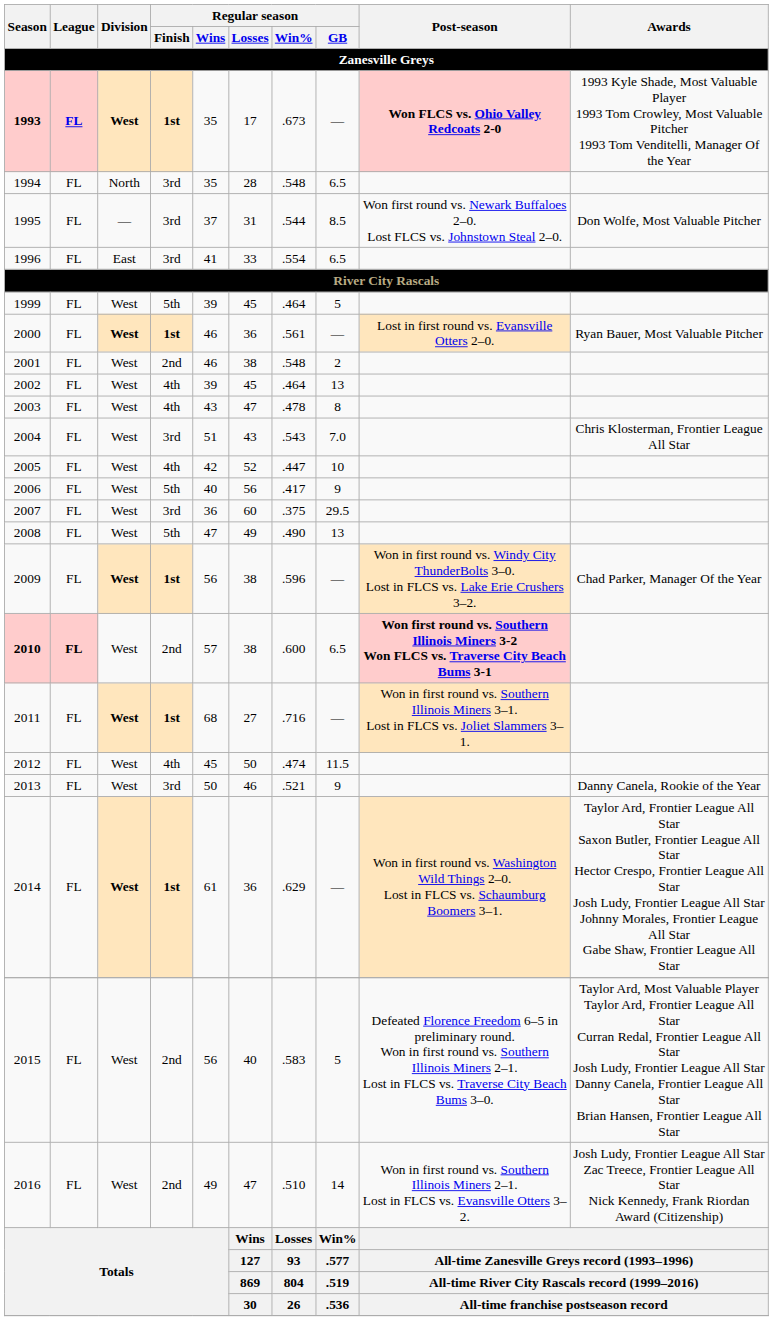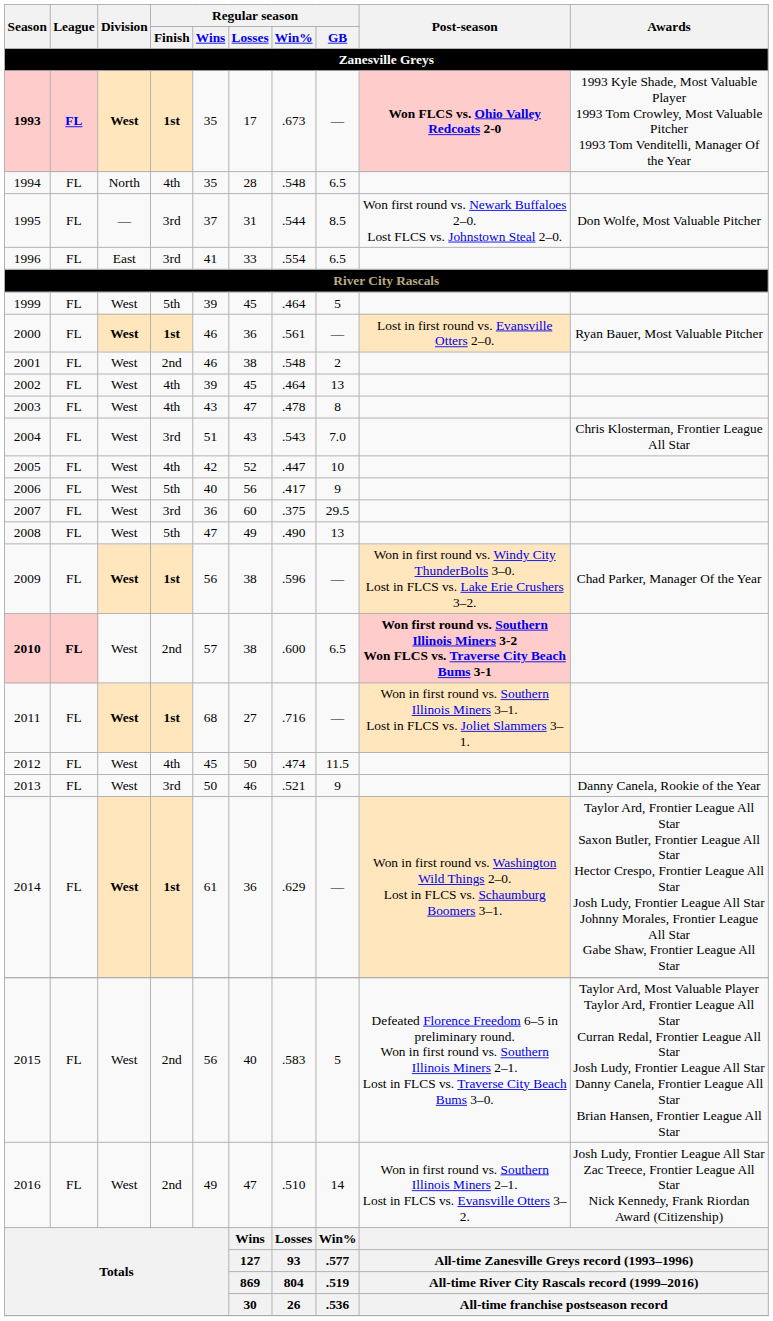(172, 183) 3rd -> (172, 183) 4th
